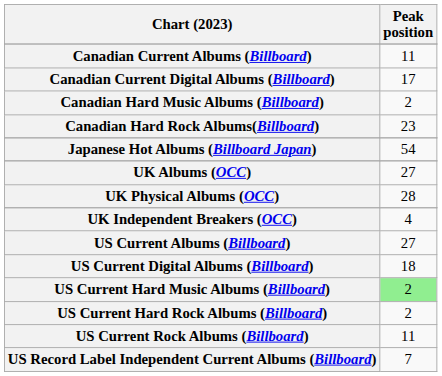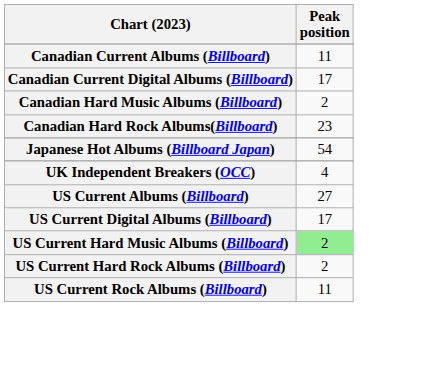- row: (192, 172)
- row: (192, 196)
(408, 266) 18 -> (325, 219) 17
- row: (192, 359)
